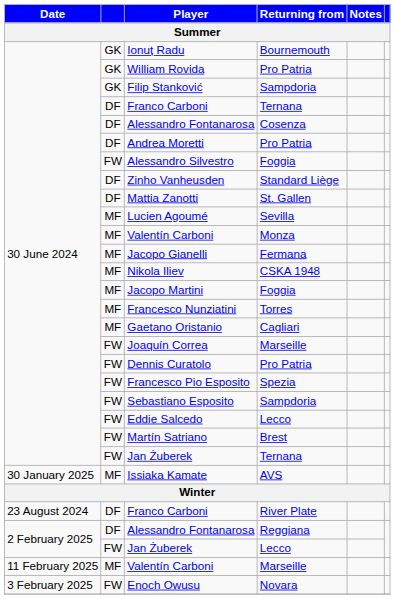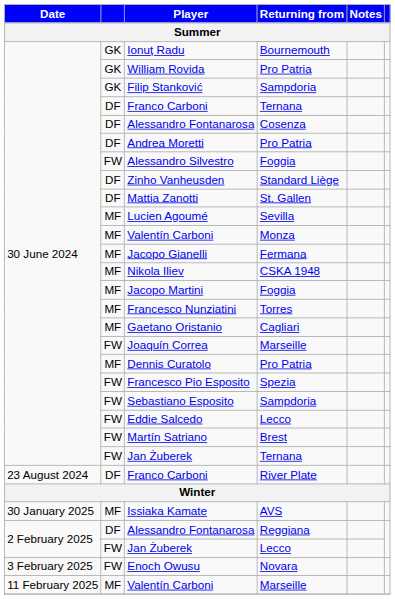(113, 364) FW -> (113, 364) MF
rows swapped: (168, 512) <-> (167, 475)
rows swapped: (164, 585) <-> (170, 567)
